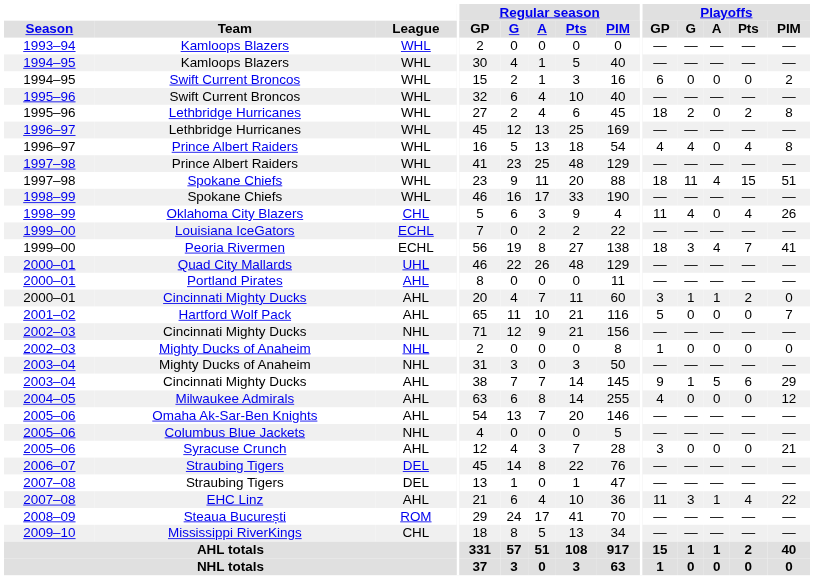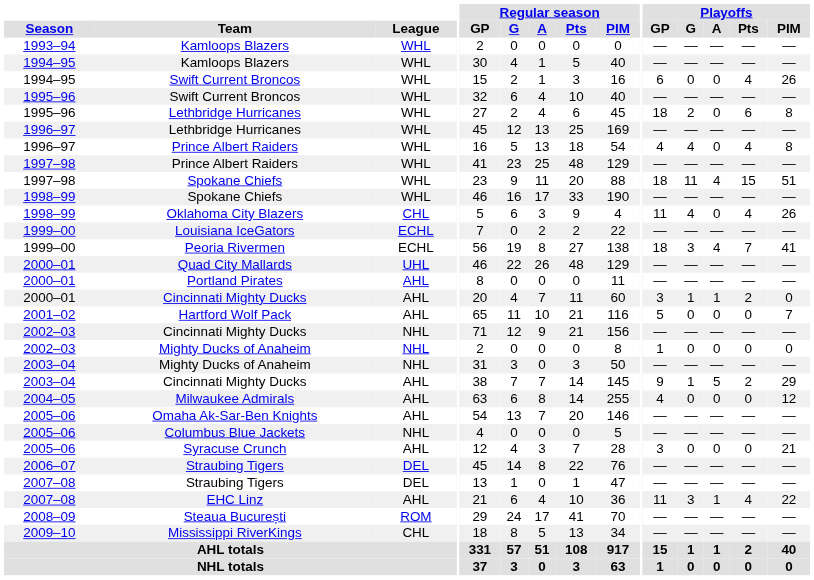(748, 79) 0 -> (748, 79) 4
(789, 79) 2 -> (789, 79) 26
(748, 113) 2 -> (748, 113) 6
(748, 382) 6 -> (748, 382) 2
